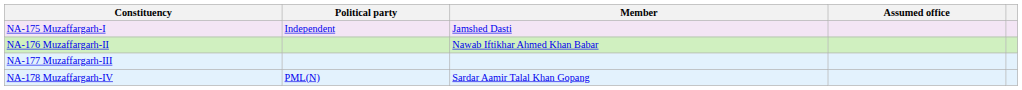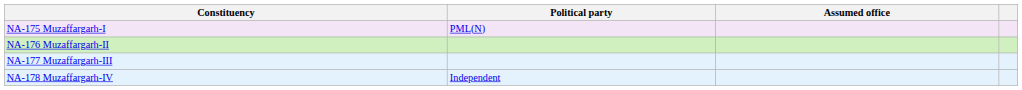- column: (639, 12)
(310, 28) Independent -> (467, 28) PML(N)
(302, 77) PML(N) -> (475, 77) Independent
